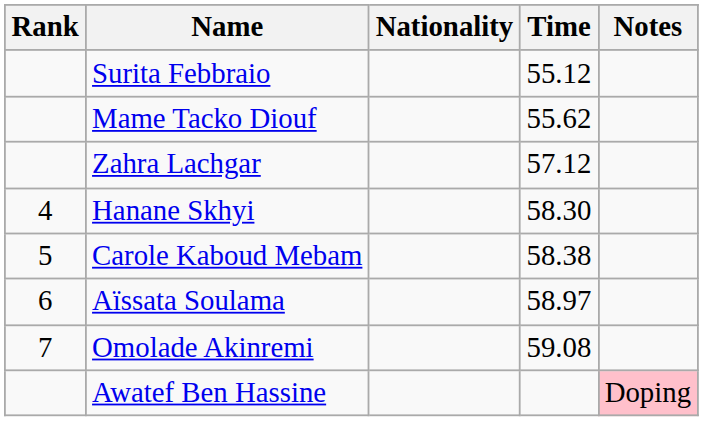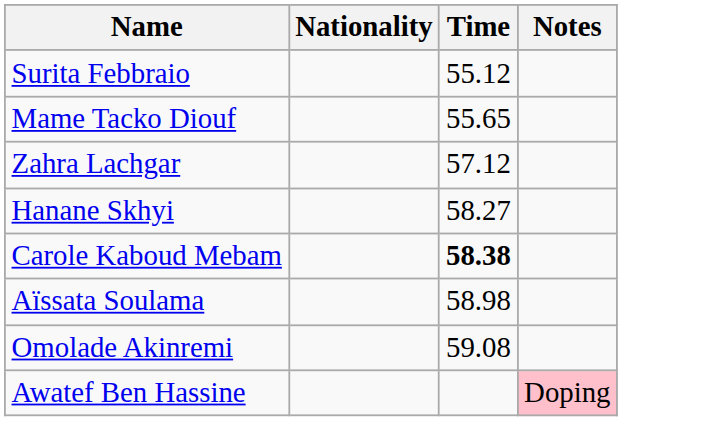- column: (45, 27)
(559, 118) 55.62 -> (478, 118) 55.65
(559, 210) 58.30 -> (478, 210) 58.27
(559, 255) normal -> (478, 255) bold
(559, 301) 58.97 -> (478, 301) 58.98
